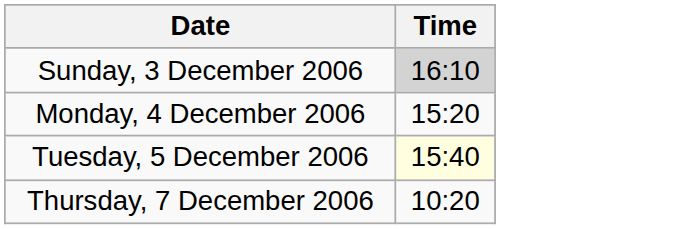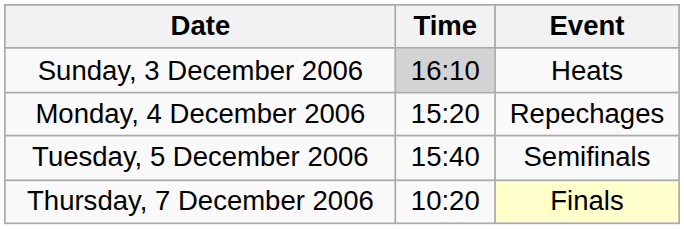+ column: (587, 26)
(445, 157) lightyellow background -> (445, 157) no background
